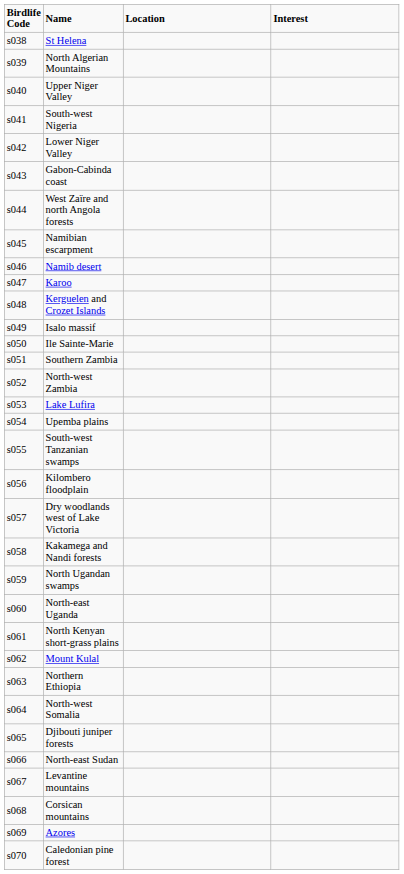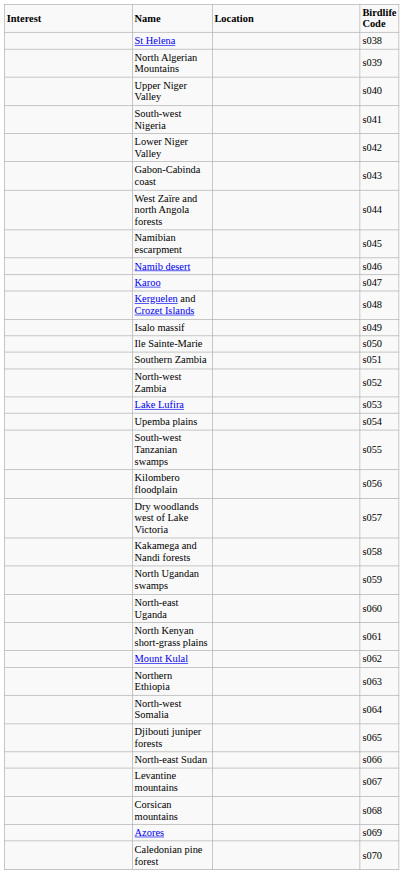columns swapped: (24, 18) <-> (291, 18)
